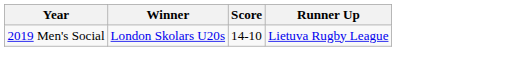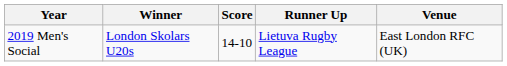+ column: (439, 14)
